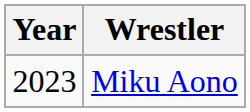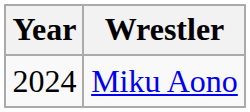(44, 80) 2023 -> (44, 80) 2024
